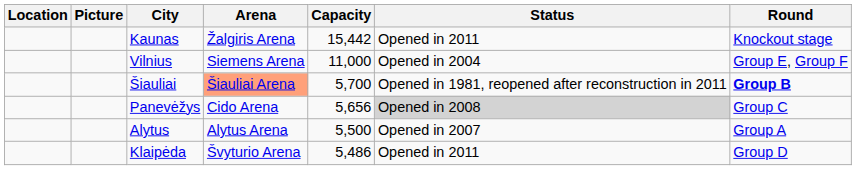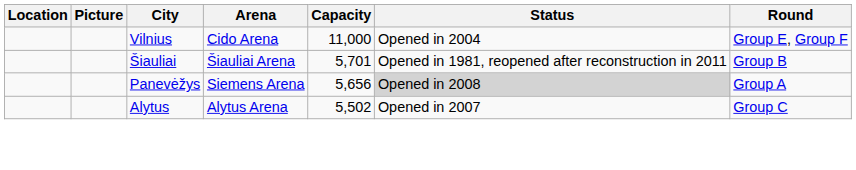- row: (154, 38)
(256, 61) Siemens Arena -> (243, 38) Cido Arena
(251, 84) lightsalmon background -> (251, 61) no background
(353, 84) 5,700 -> (353, 61) 5,701
(762, 84) bold -> (760, 61) normal
(243, 107) Cido Arena -> (256, 84) Siemens Arena
(761, 107) Group C -> (760, 84) Group A
(353, 130) 5,500 -> (353, 107) 5,502
(760, 130) Group A -> (761, 107) Group C
- row: (158, 152)
